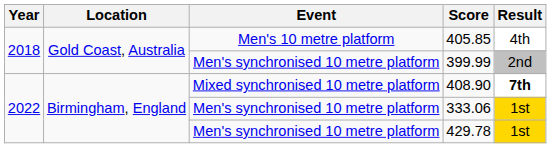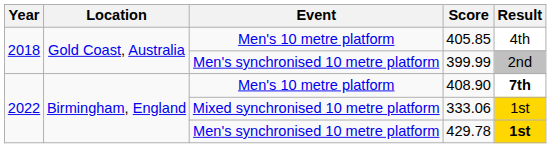(316, 85) Mixed synchronised 10 metre platform -> (316, 85) Men's 10 metre platform
(316, 108) Men's synchronised 10 metre platform -> (316, 108) Mixed synchronised 10 metre platform
(520, 131) normal -> (520, 131) bold
